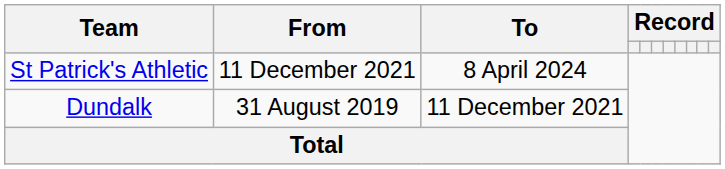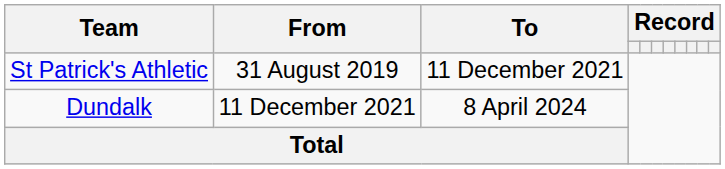(317, 70) 11 December 2021 -> (317, 70) 31 August 2019
(525, 70) 8 April 2024 -> (525, 70) 11 December 2021
(317, 107) 31 August 2019 -> (317, 107) 11 December 2021
(525, 107) 11 December 2021 -> (525, 107) 8 April 2024
